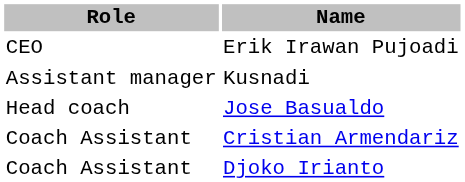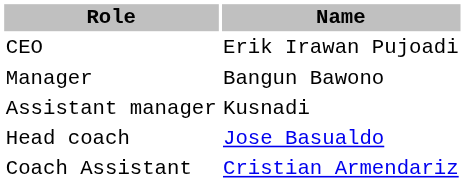+ row: (304, 78)
- row: (304, 169)
